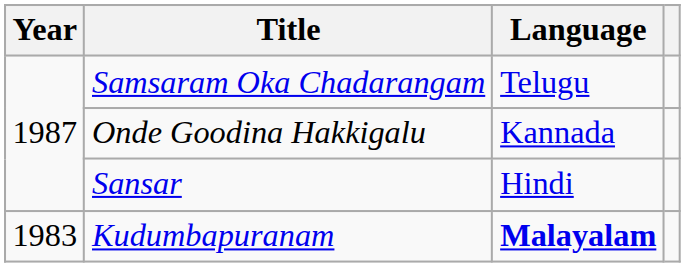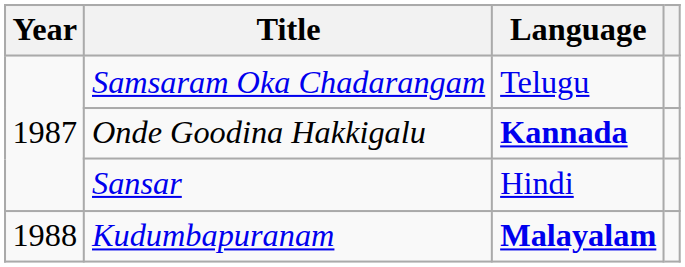(558, 132) normal -> (564, 132) bold
(45, 235) 1983 -> (45, 235) 1988
